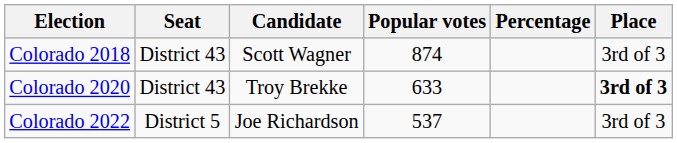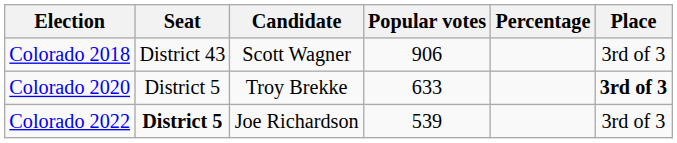(427, 54) 874 -> (427, 54) 906
(182, 88) District 43 -> (182, 88) District 5
(182, 121) normal -> (182, 121) bold
(427, 121) 537 -> (427, 121) 539
